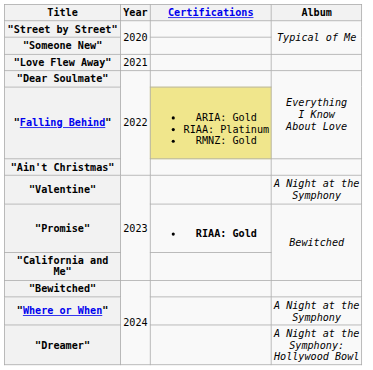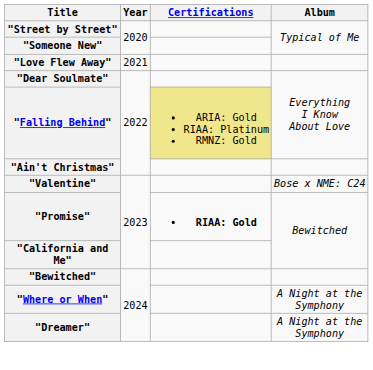(317, 190) A Night at the Symphony -> (320, 184) Bose x NME: C24
(317, 345) A Night at the Symphony: Hollywood Bowl -> (320, 328) A Night at the Symphony
